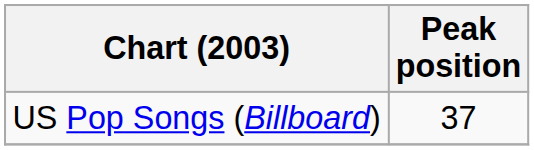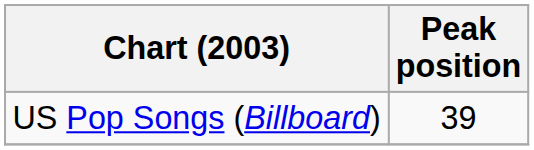(458, 117) 37 -> (458, 117) 39
